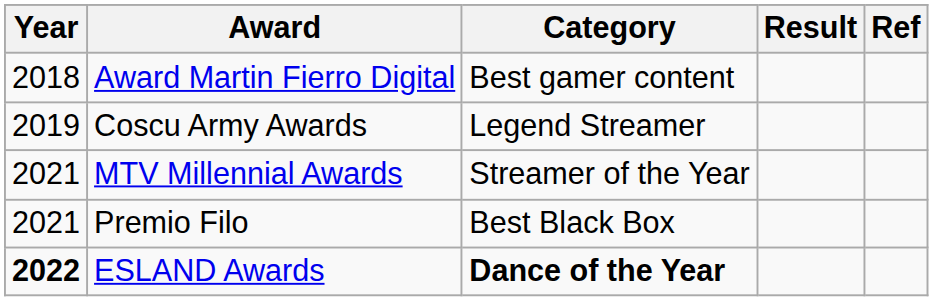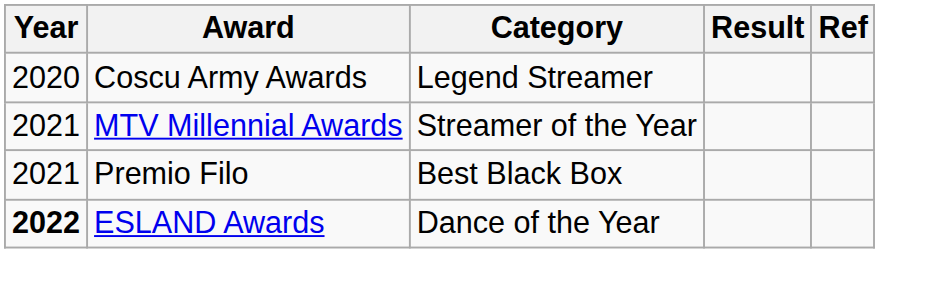- row: (275, 77)
(46, 125) 2019 -> (46, 77) 2020
(597, 271) bold -> (538, 222) normal
